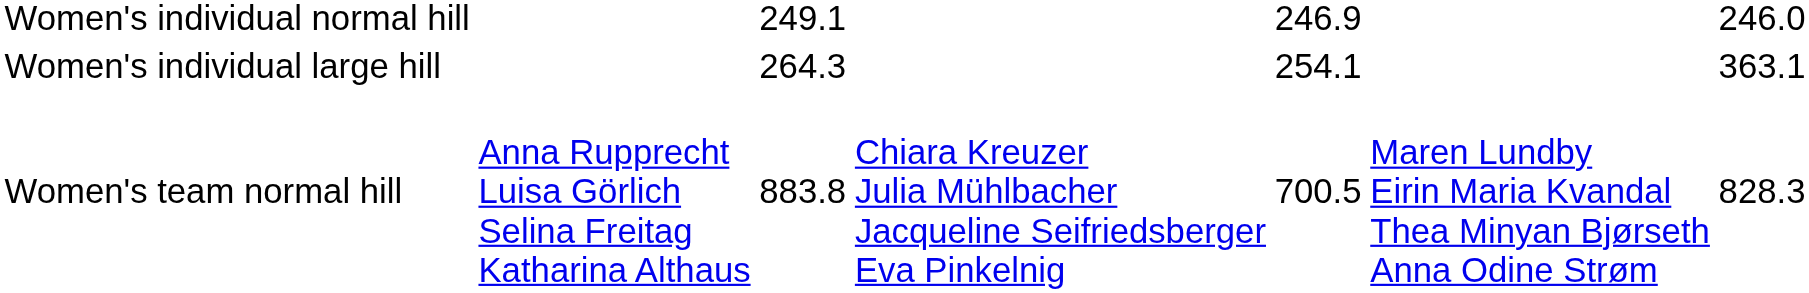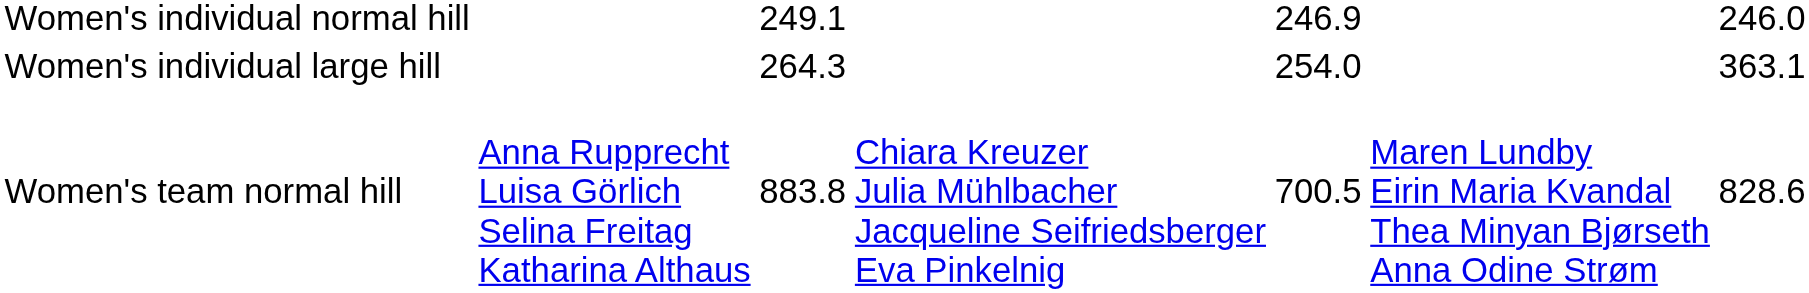(1318, 66) 254.1 -> (1318, 66) 254.0
(1762, 192) 828.3 -> (1762, 192) 828.6
